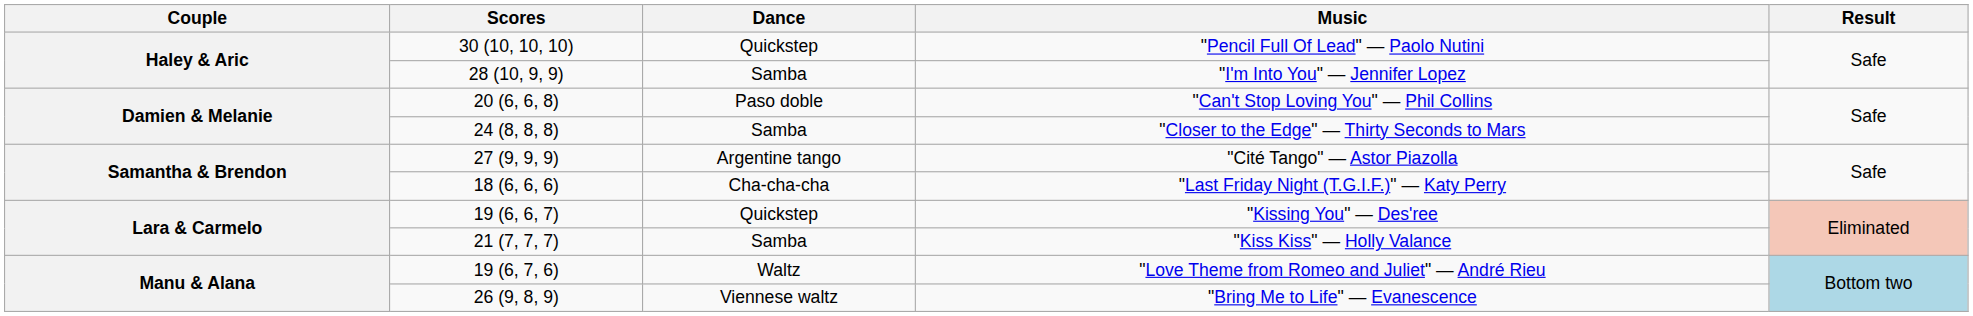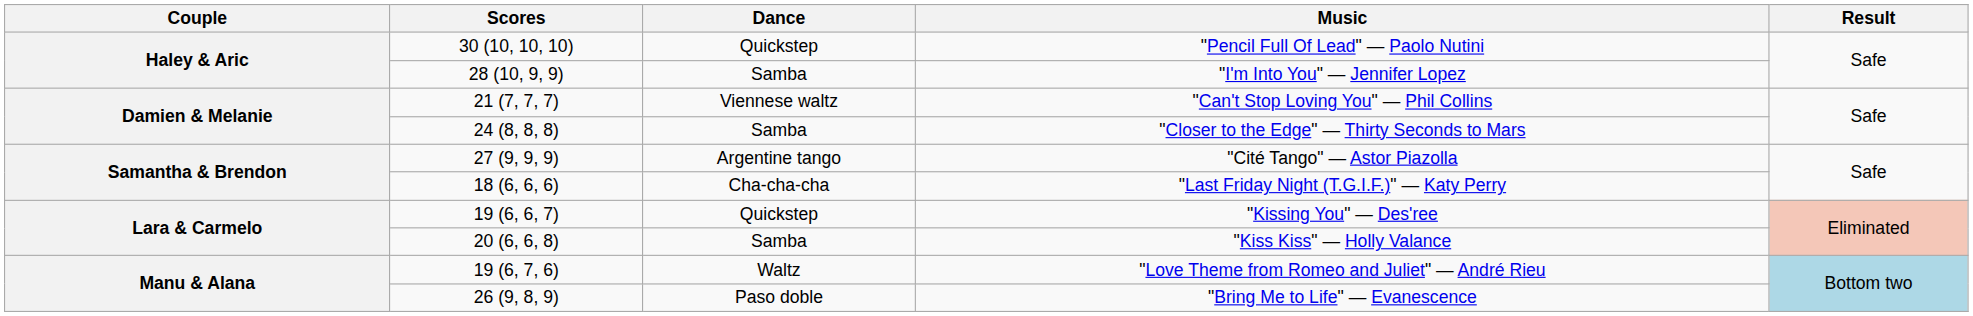(516, 102) 20 (6, 6, 8) -> (516, 102) 21 (7, 7, 7)
(779, 102) Paso doble -> (779, 102) Viennese waltz
(516, 241) 21 (7, 7, 7) -> (516, 241) 20 (6, 6, 8)
(779, 297) Viennese waltz -> (779, 297) Paso doble
